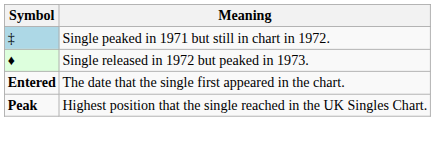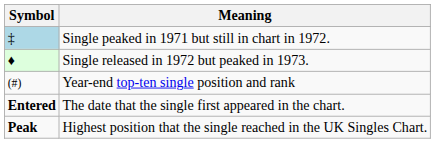+ row: (179, 82)
